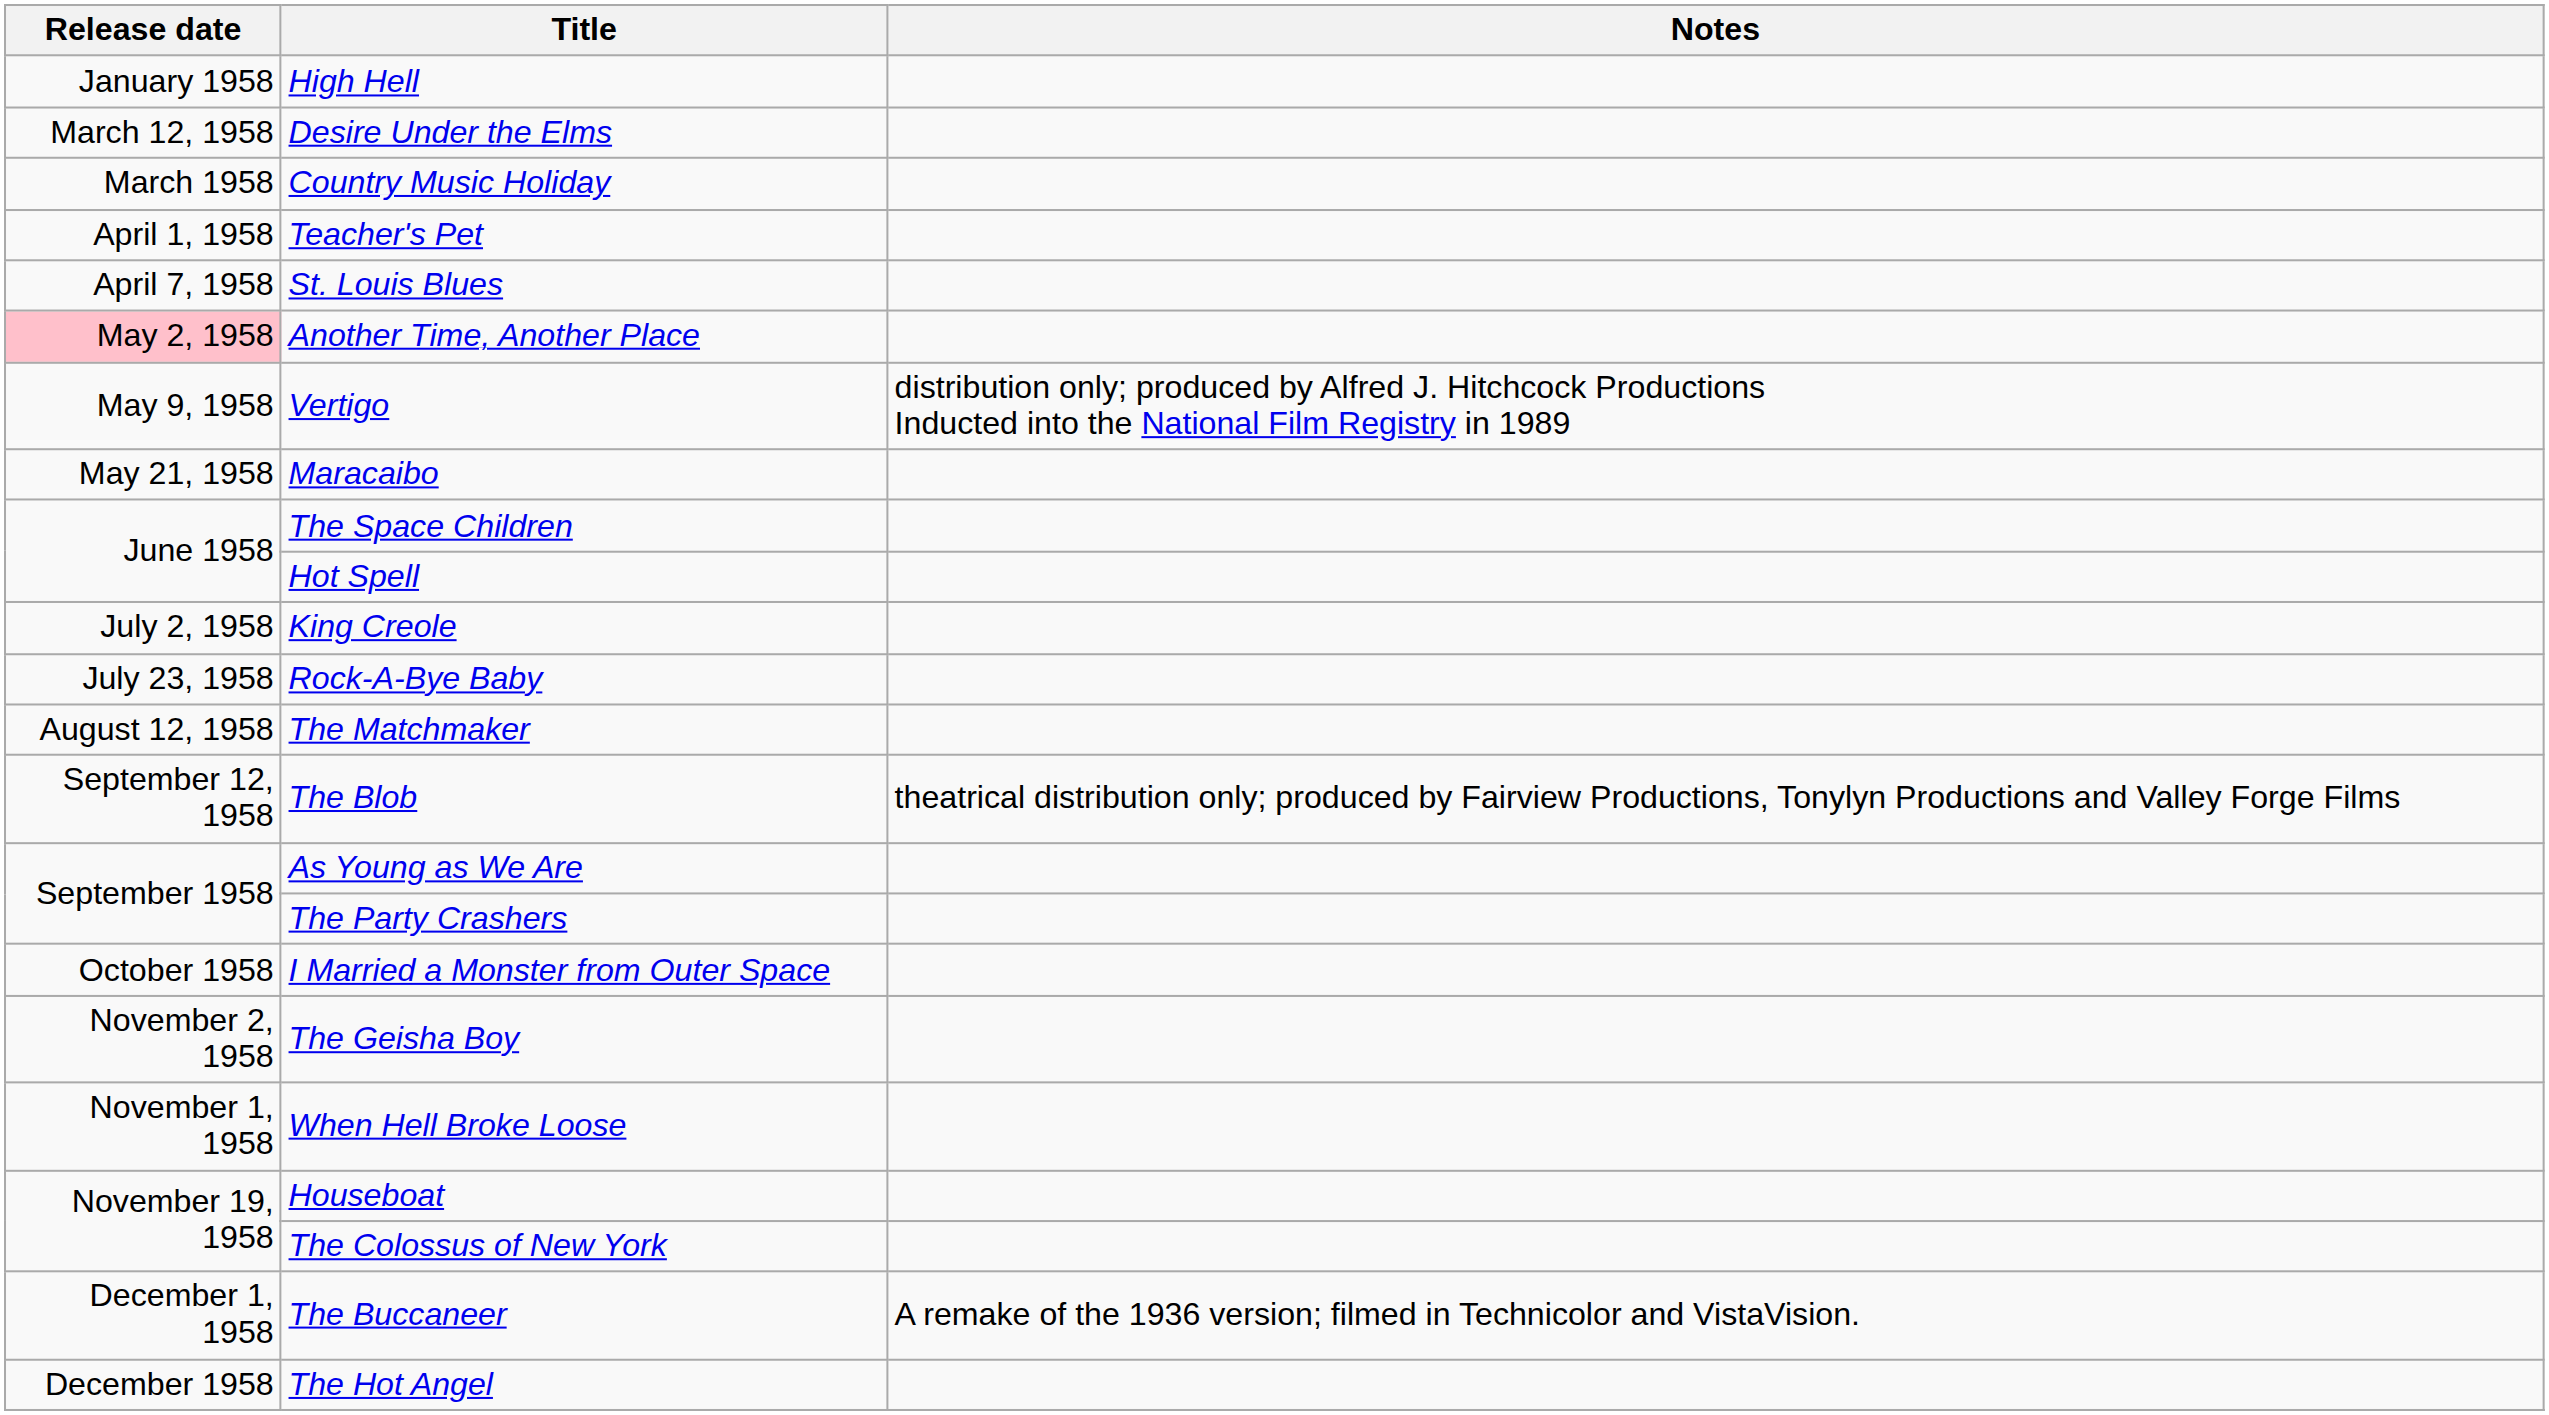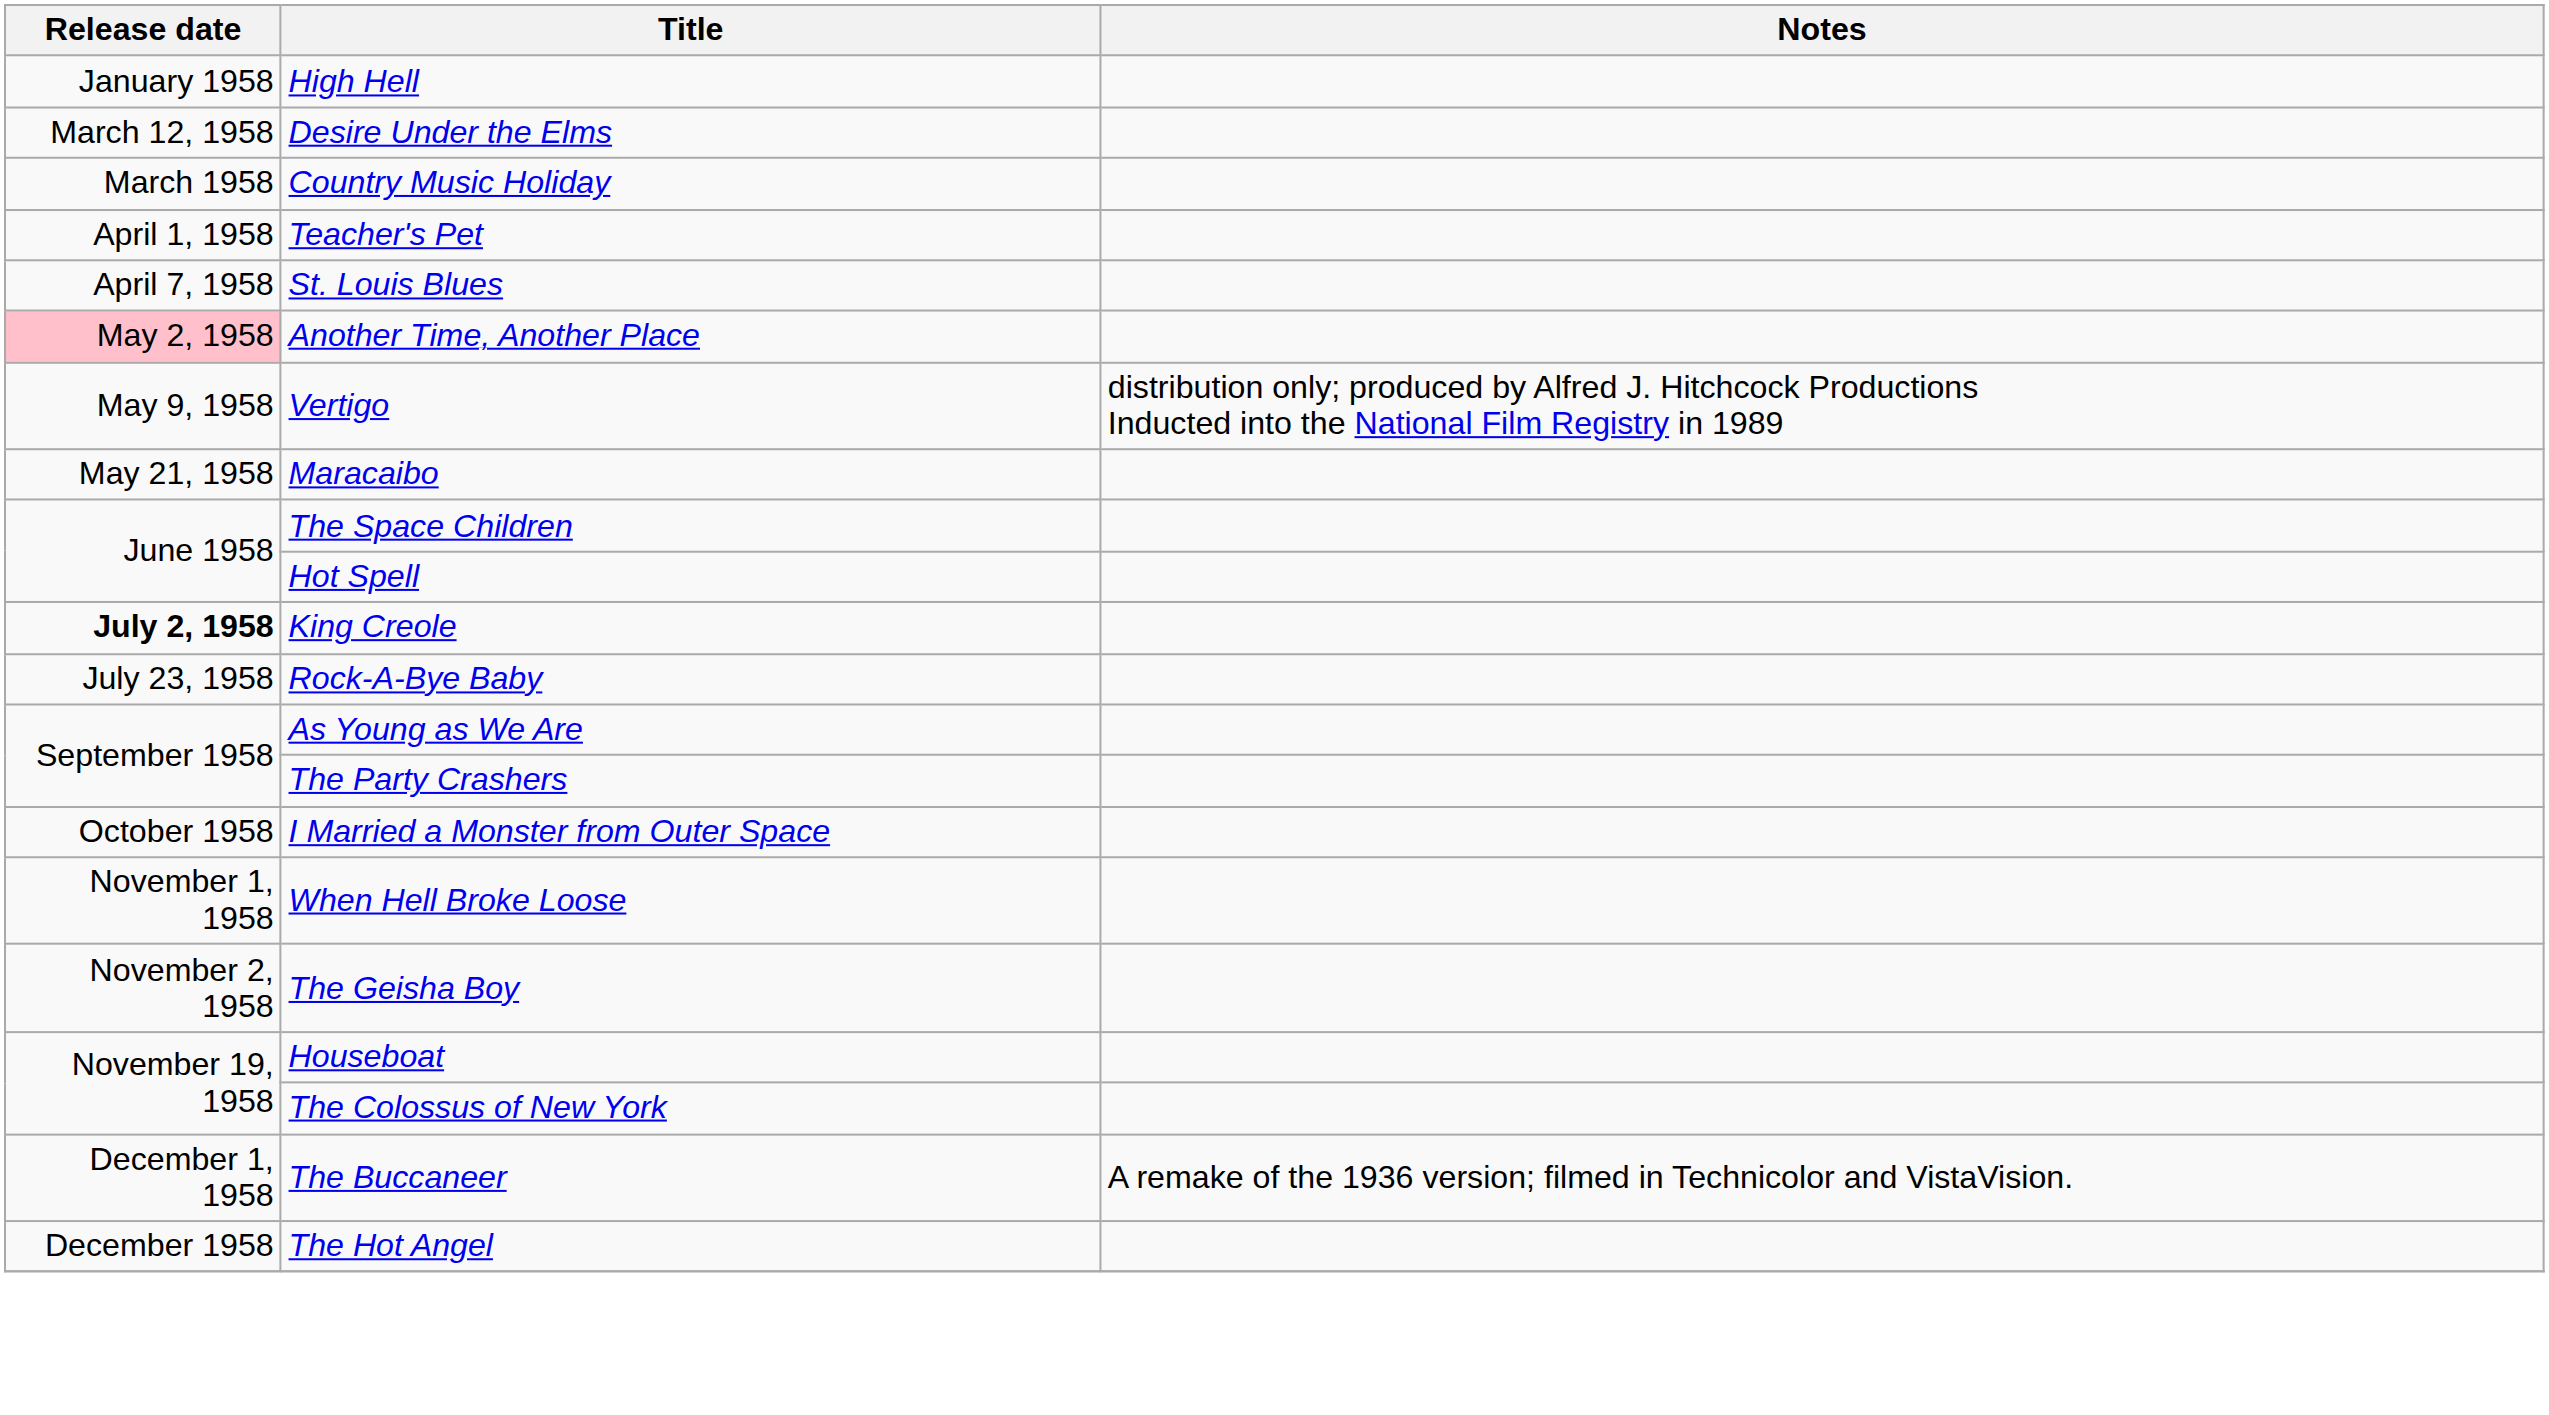(187, 627) normal -> (183, 627) bold
- row: (409, 729)
- row: (353, 798)
rows swapped: (457, 1125) <-> (404, 1038)
